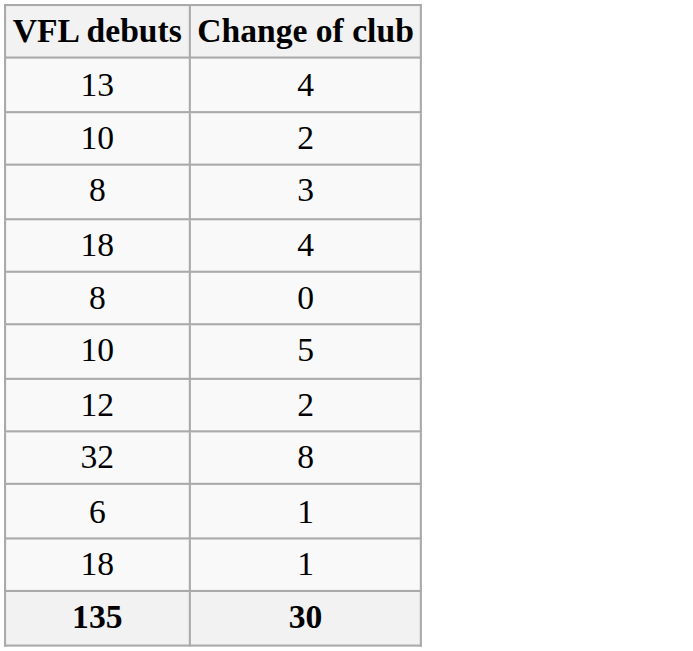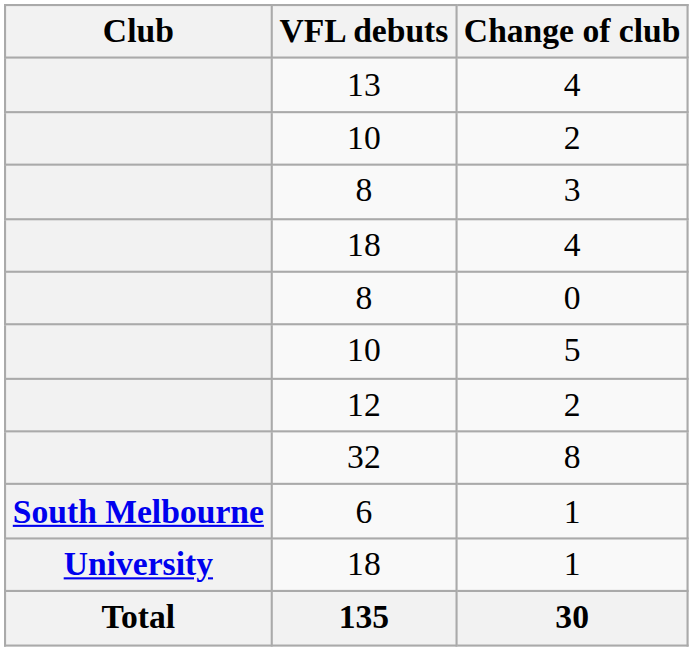+ column: (138, 31)
